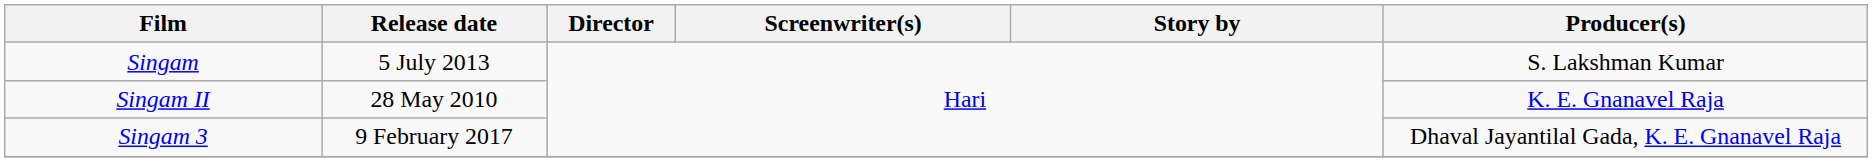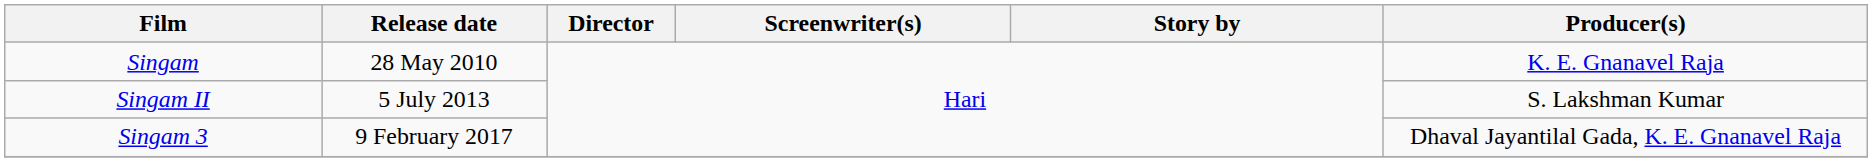(434, 61) 5 July 2013 -> (434, 61) 28 May 2010
(1626, 61) S. Lakshman Kumar -> (1626, 61) K. E. Gnanavel Raja
(434, 99) 28 May 2010 -> (434, 99) 5 July 2013
(1626, 99) K. E. Gnanavel Raja -> (1626, 99) S. Lakshman Kumar
